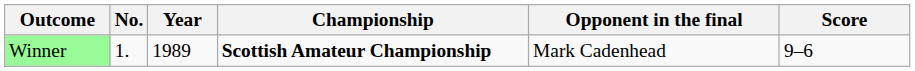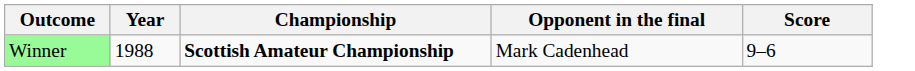- column: (129, 19)
(172, 50) 1989 -> (134, 50) 1988
